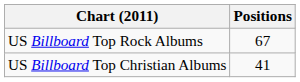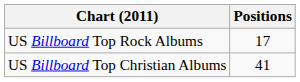(263, 40) 67 -> (263, 40) 17
